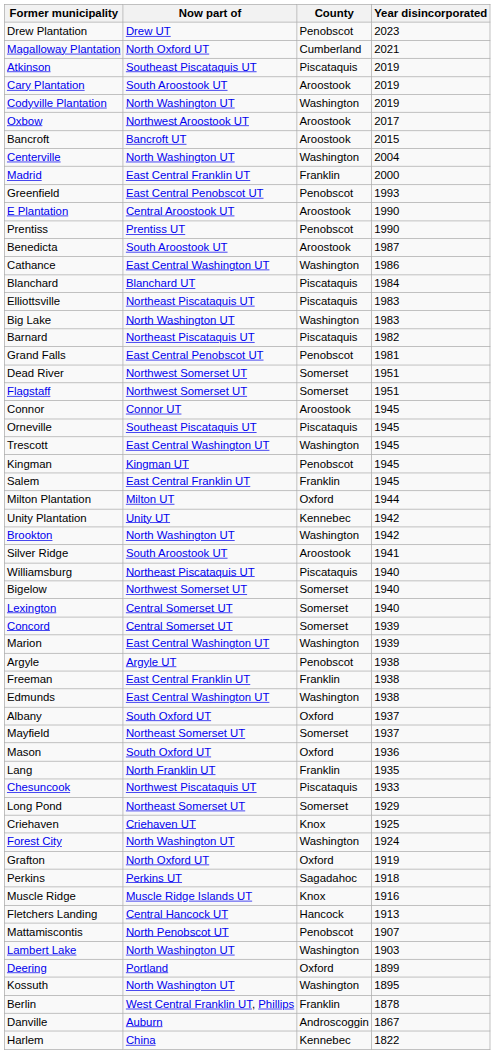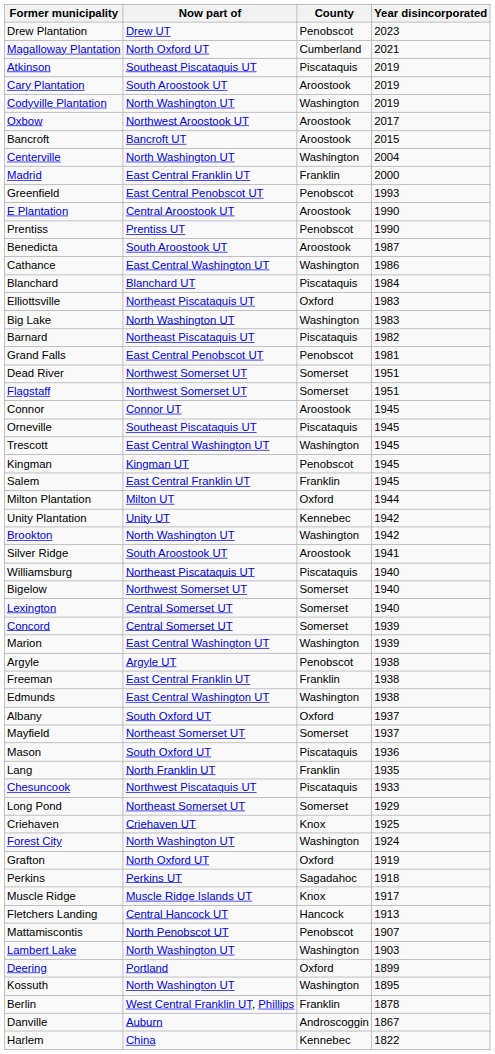(329, 301) Piscataquis -> (317, 301) Oxford
(317, 752) Oxford -> (329, 752) Piscataquis
(387, 896) 1916 -> (387, 896) 1917
